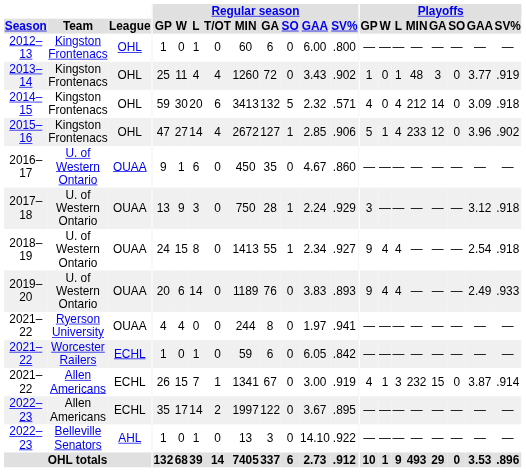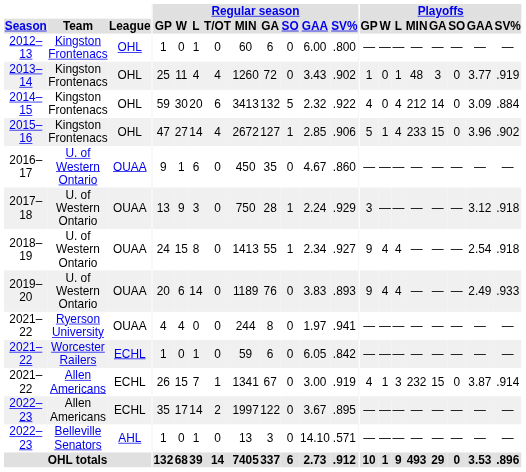(344, 104) .571 -> (344, 104) .922
(508, 104) .918 -> (508, 104) .884
(438, 132) 12 -> (438, 132) 15
(344, 438) .922 -> (344, 438) .571
